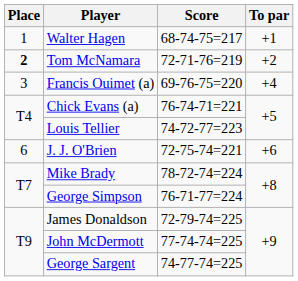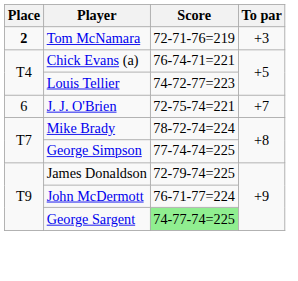- row: (86, 38)
(269, 60) +2 -> (262, 38) +3
- row: (100, 83)
(269, 151) +6 -> (262, 106) +7
(202, 196) 76-71-77=224 -> (194, 151) 77-74-74=225
(202, 241) 77-74-74=225 -> (194, 196) 76-71-77=224
(202, 264) no background -> (194, 219) lightgreen background
